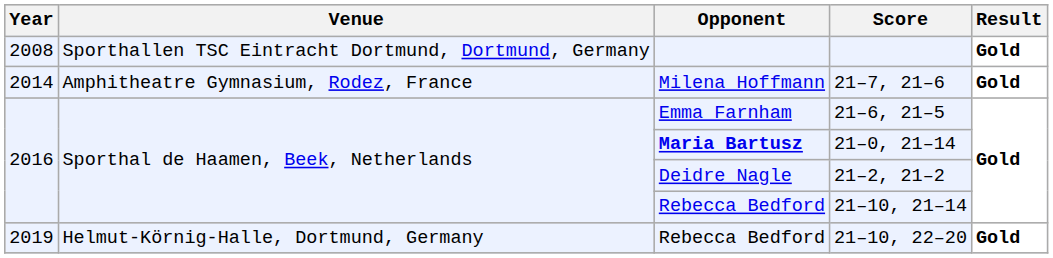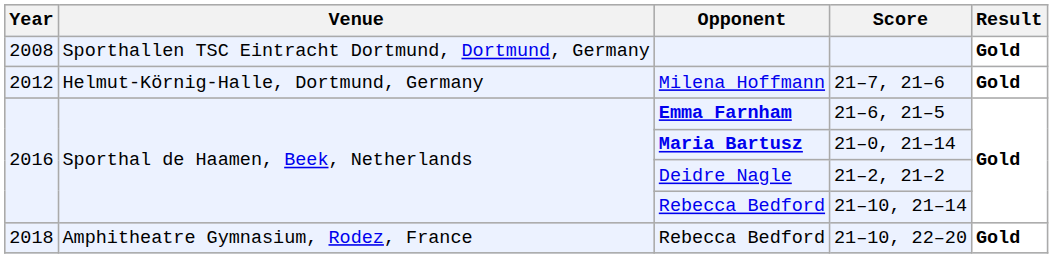(31, 82) 2014 -> (31, 82) 2012
(268, 82) Amphitheatre Gymnasium, Rodez, France -> (273, 82) Helmut-Körnig-Halle, Dortmund, Germany
(725, 113) normal -> (725, 113) bold
(31, 237) 2019 -> (31, 237) 2018
(273, 237) Helmut-Körnig-Halle, Dortmund, Germany -> (268, 237) Amphitheatre Gymnasium, Rodez, France
